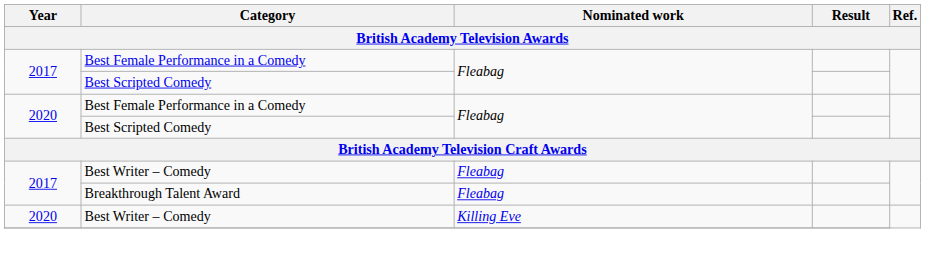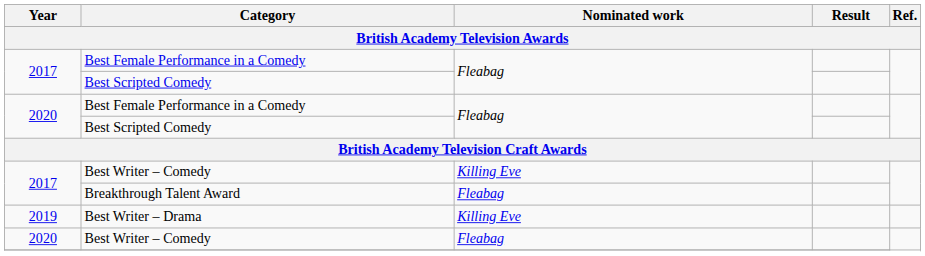(481, 171) Fleabag -> (489, 171) Killing Eve
+ row: (43, 216)
(489, 216) Killing Eve -> (481, 238) Fleabag
